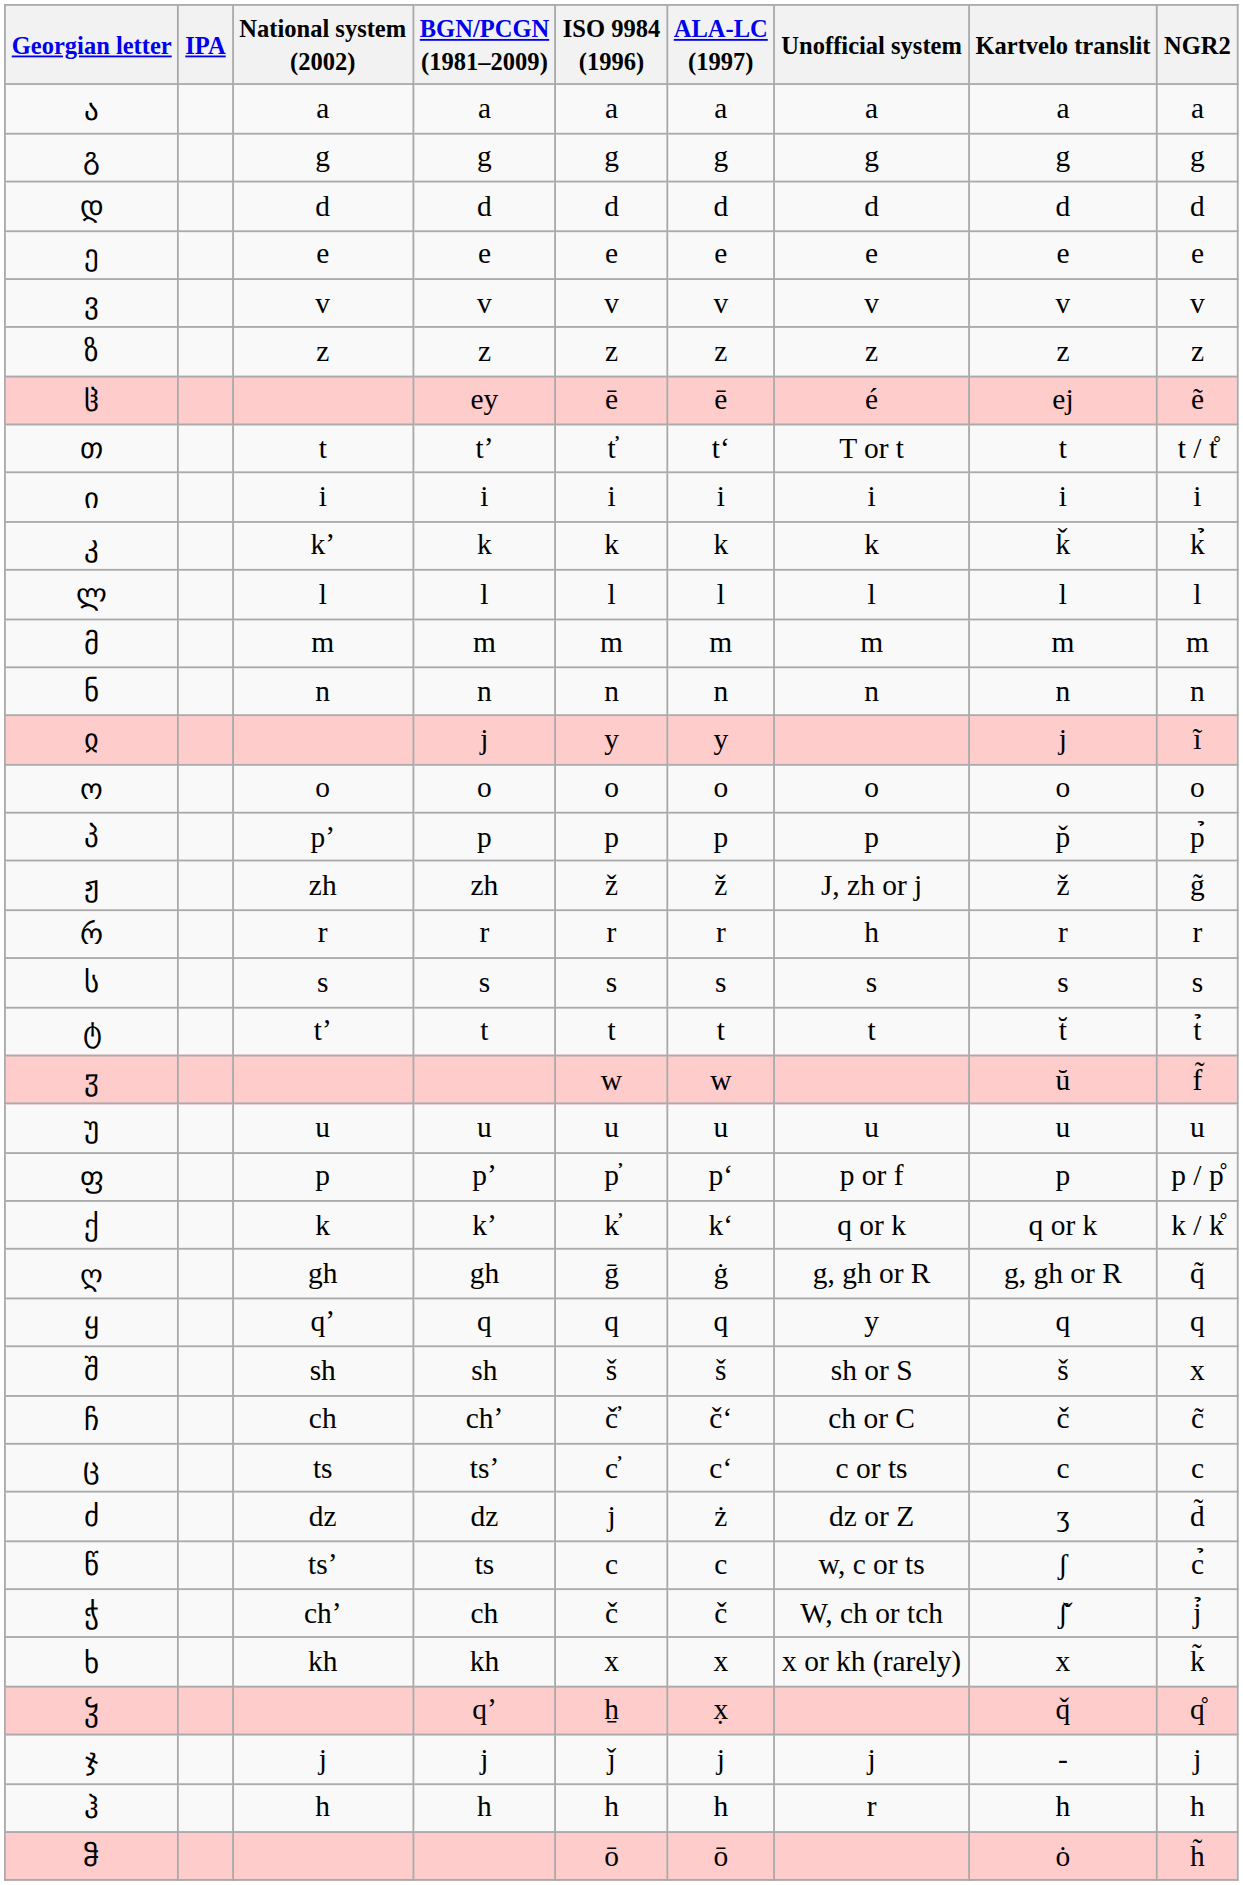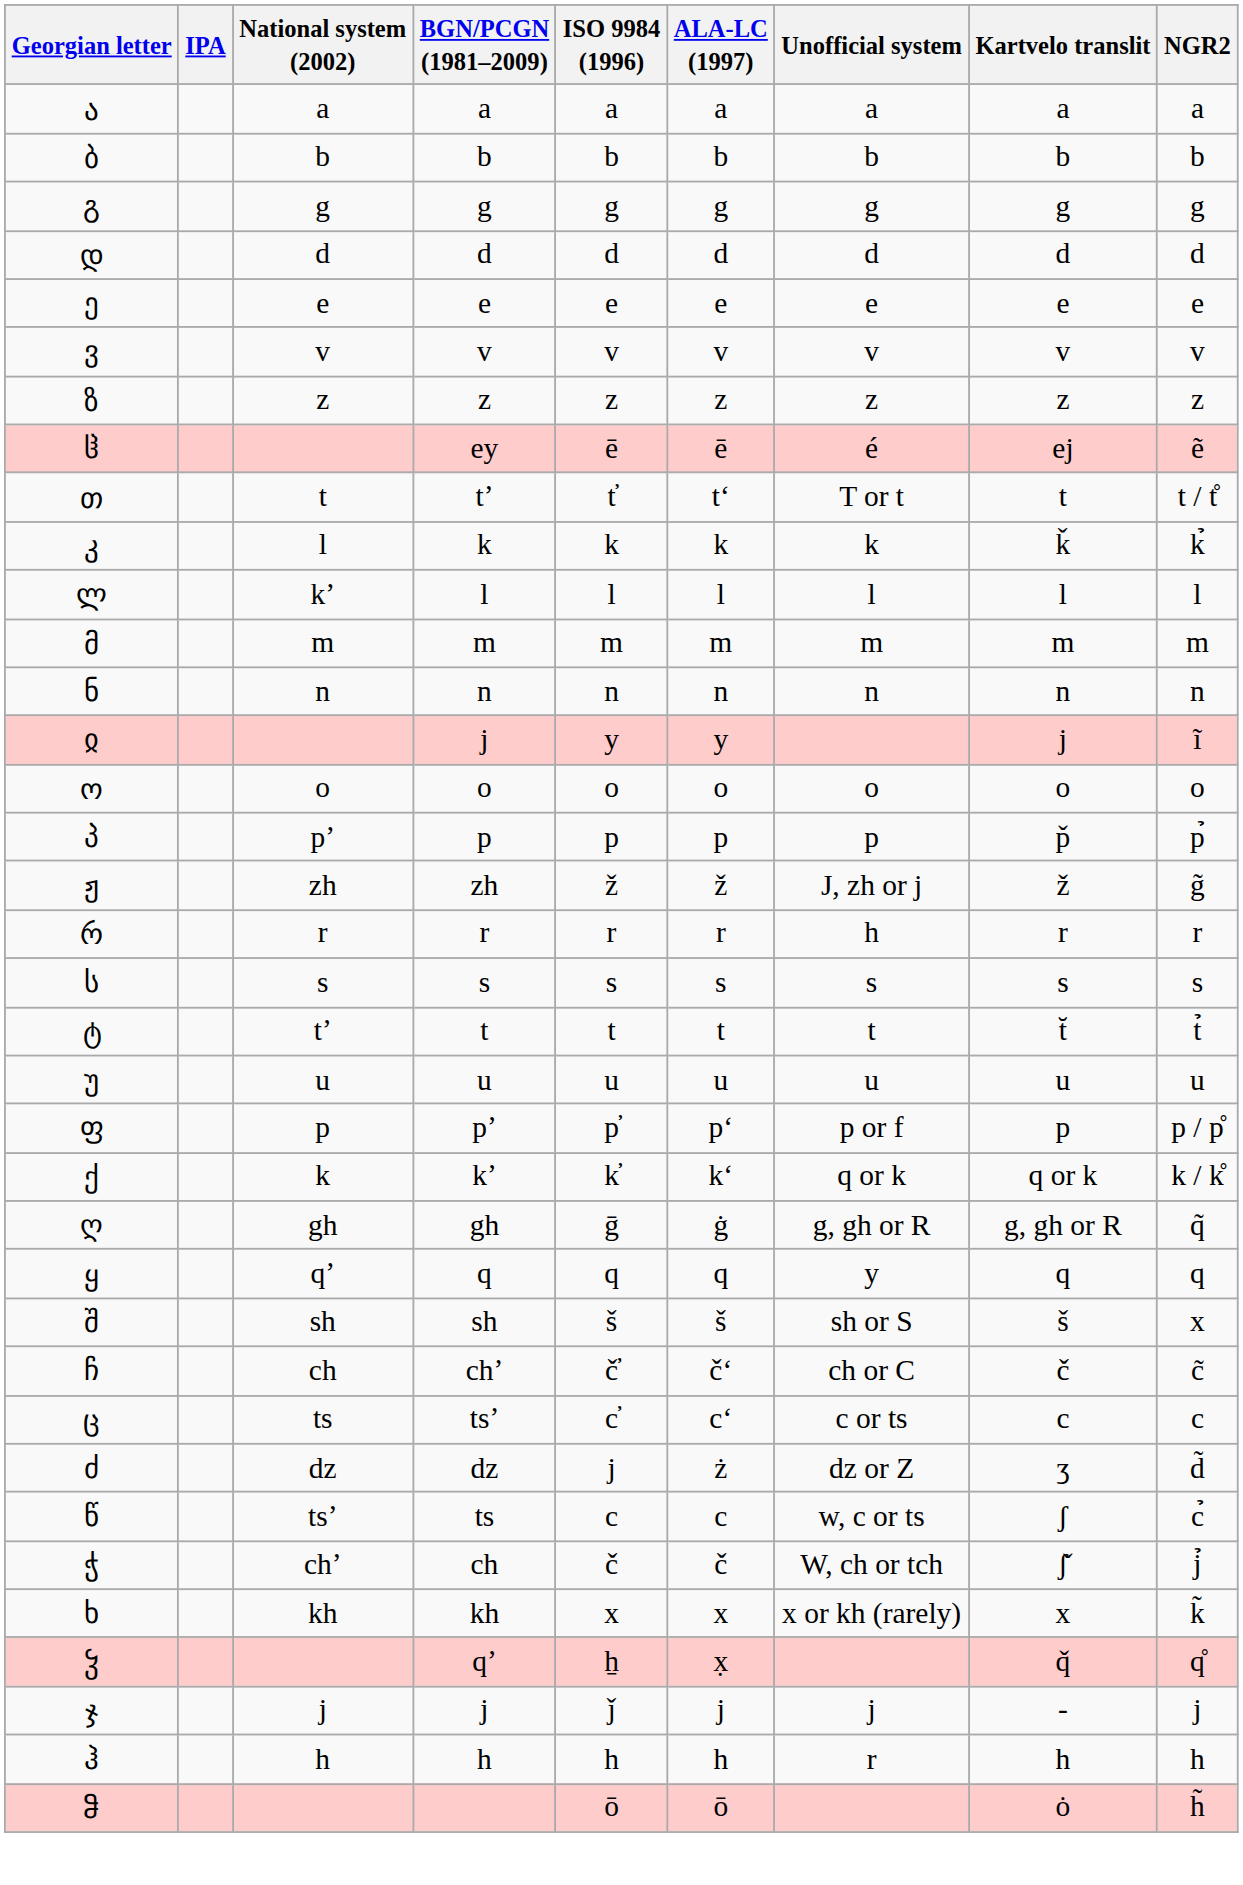+ row: (92, 158)
- row: (92, 497)
(323, 545) kʼ -> (323, 545) l
(323, 593) l -> (323, 593) kʼ
- row: (92, 1080)
